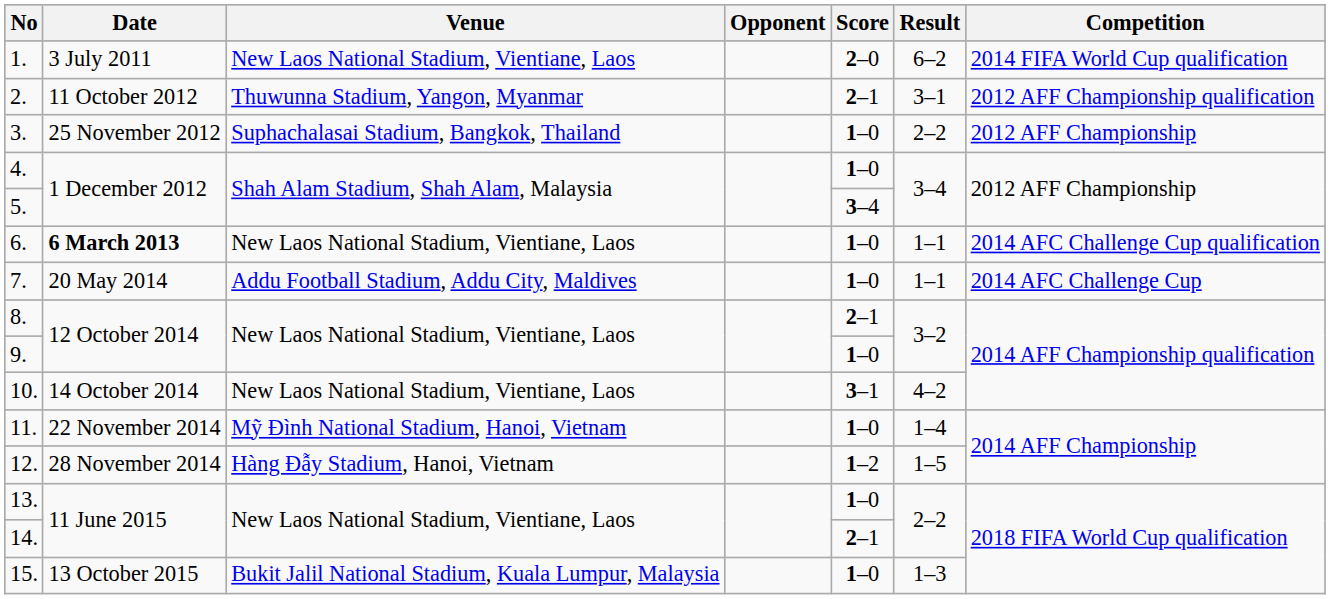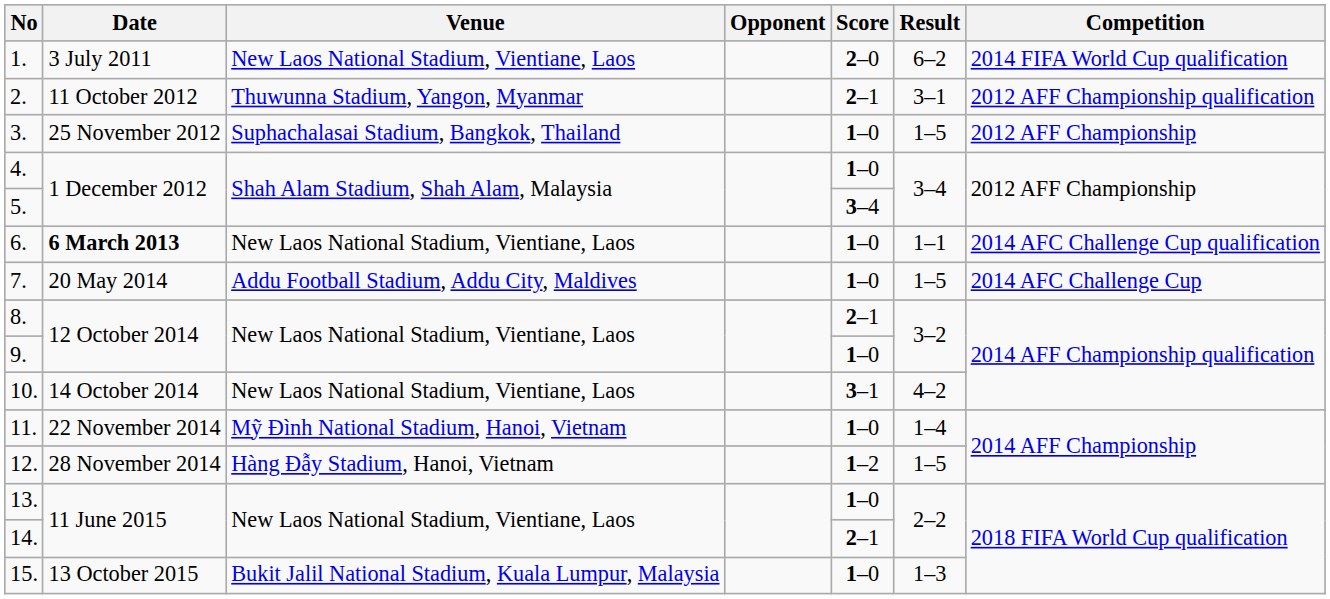(930, 132) 2–2 -> (930, 132) 1–5
(930, 280) 1–1 -> (930, 280) 1–5
